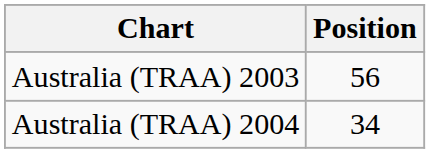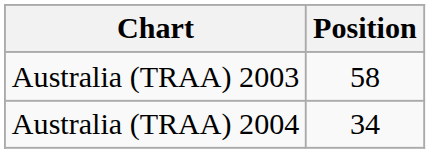(365, 76) 56 -> (365, 76) 58
